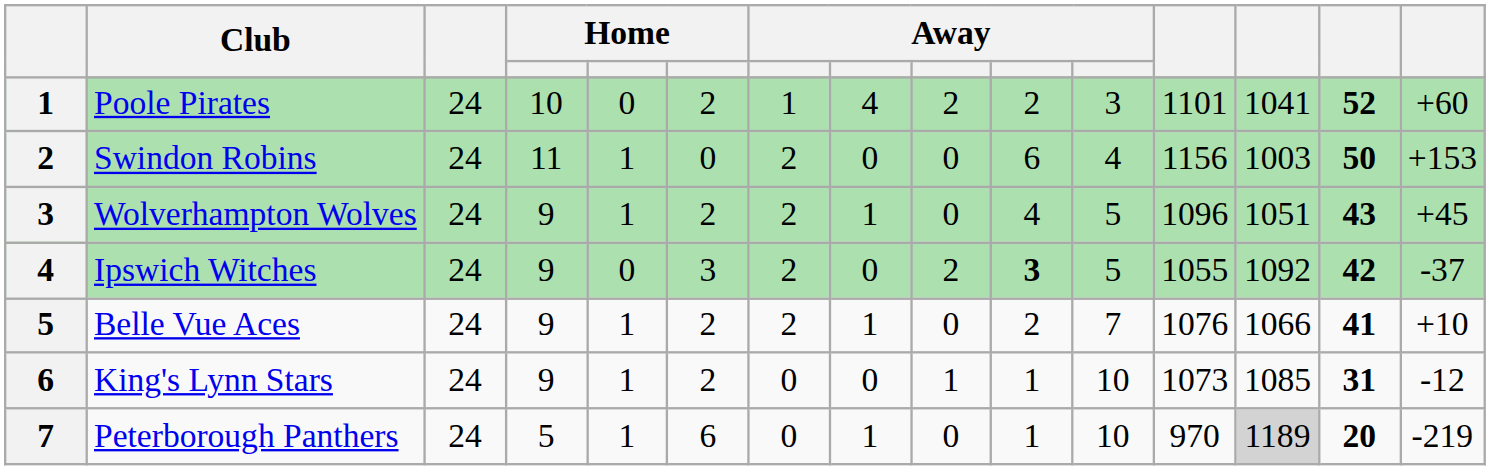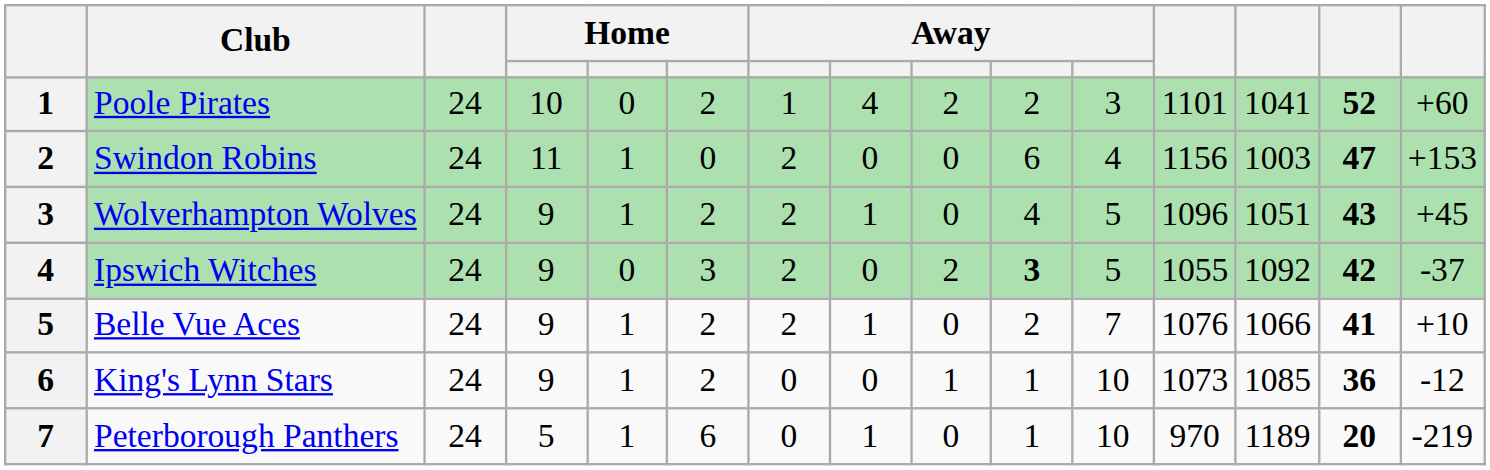(1359, 158) 50 -> (1359, 158) 47
(1359, 380) 31 -> (1359, 380) 36
(1277, 435) lightgrey background -> (1277, 435) no background
